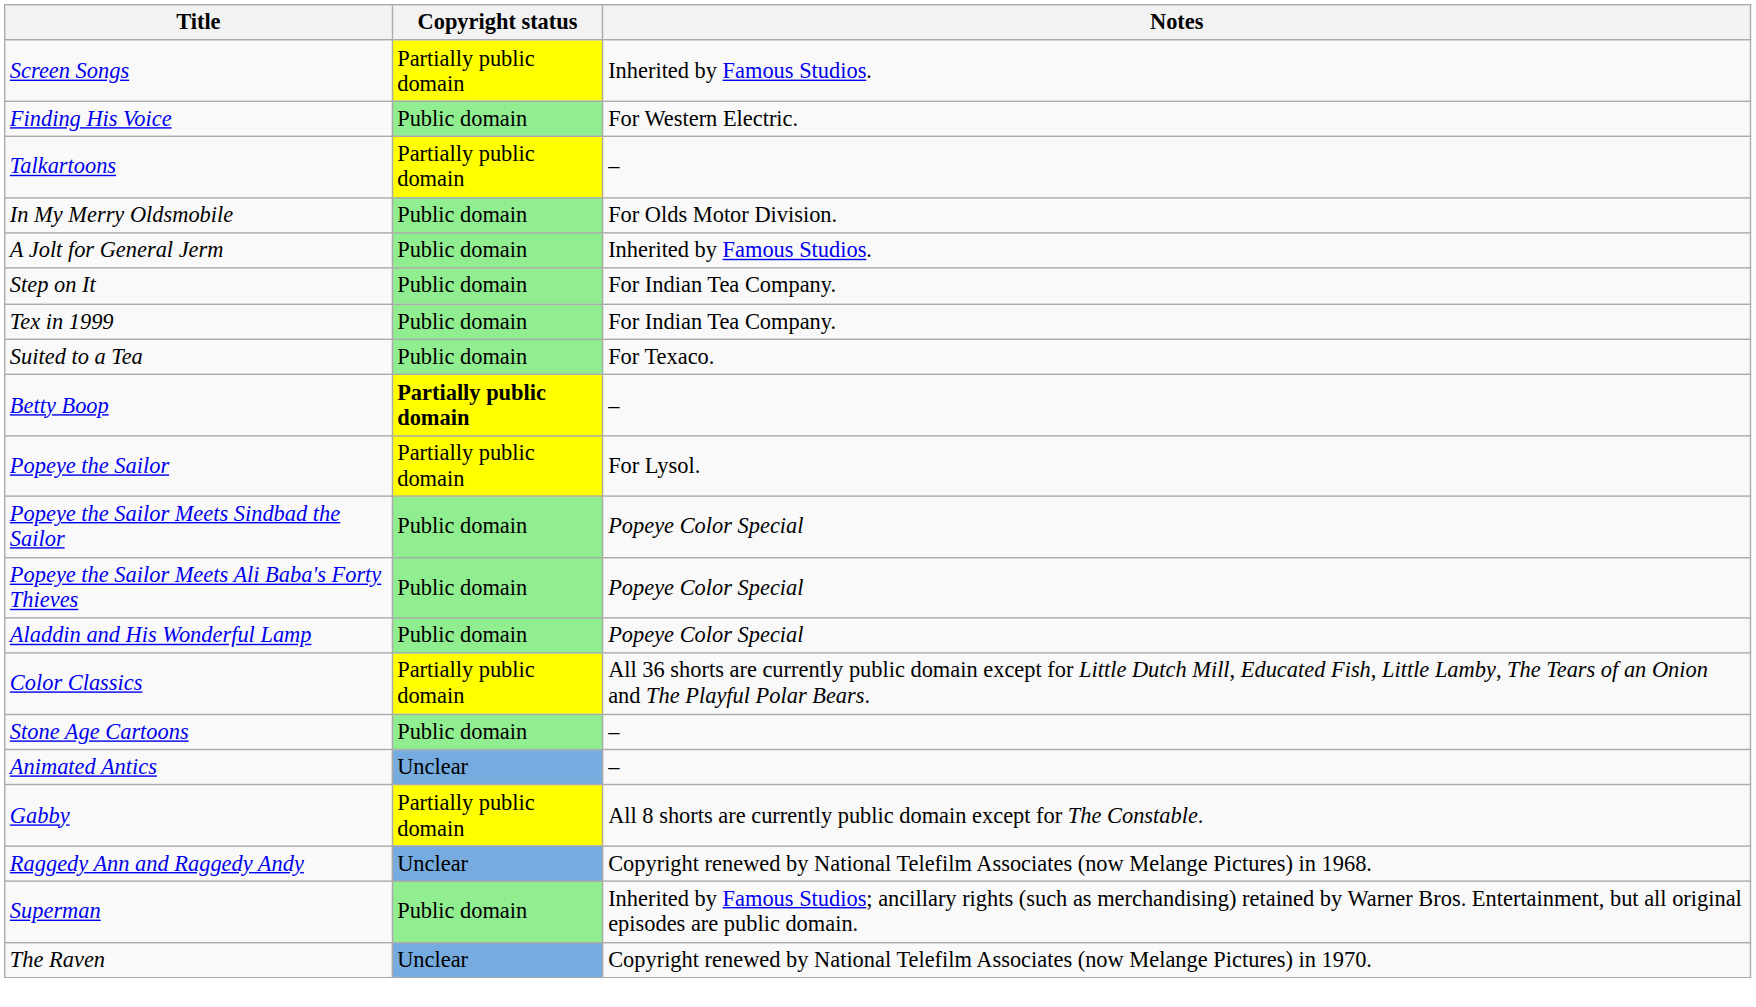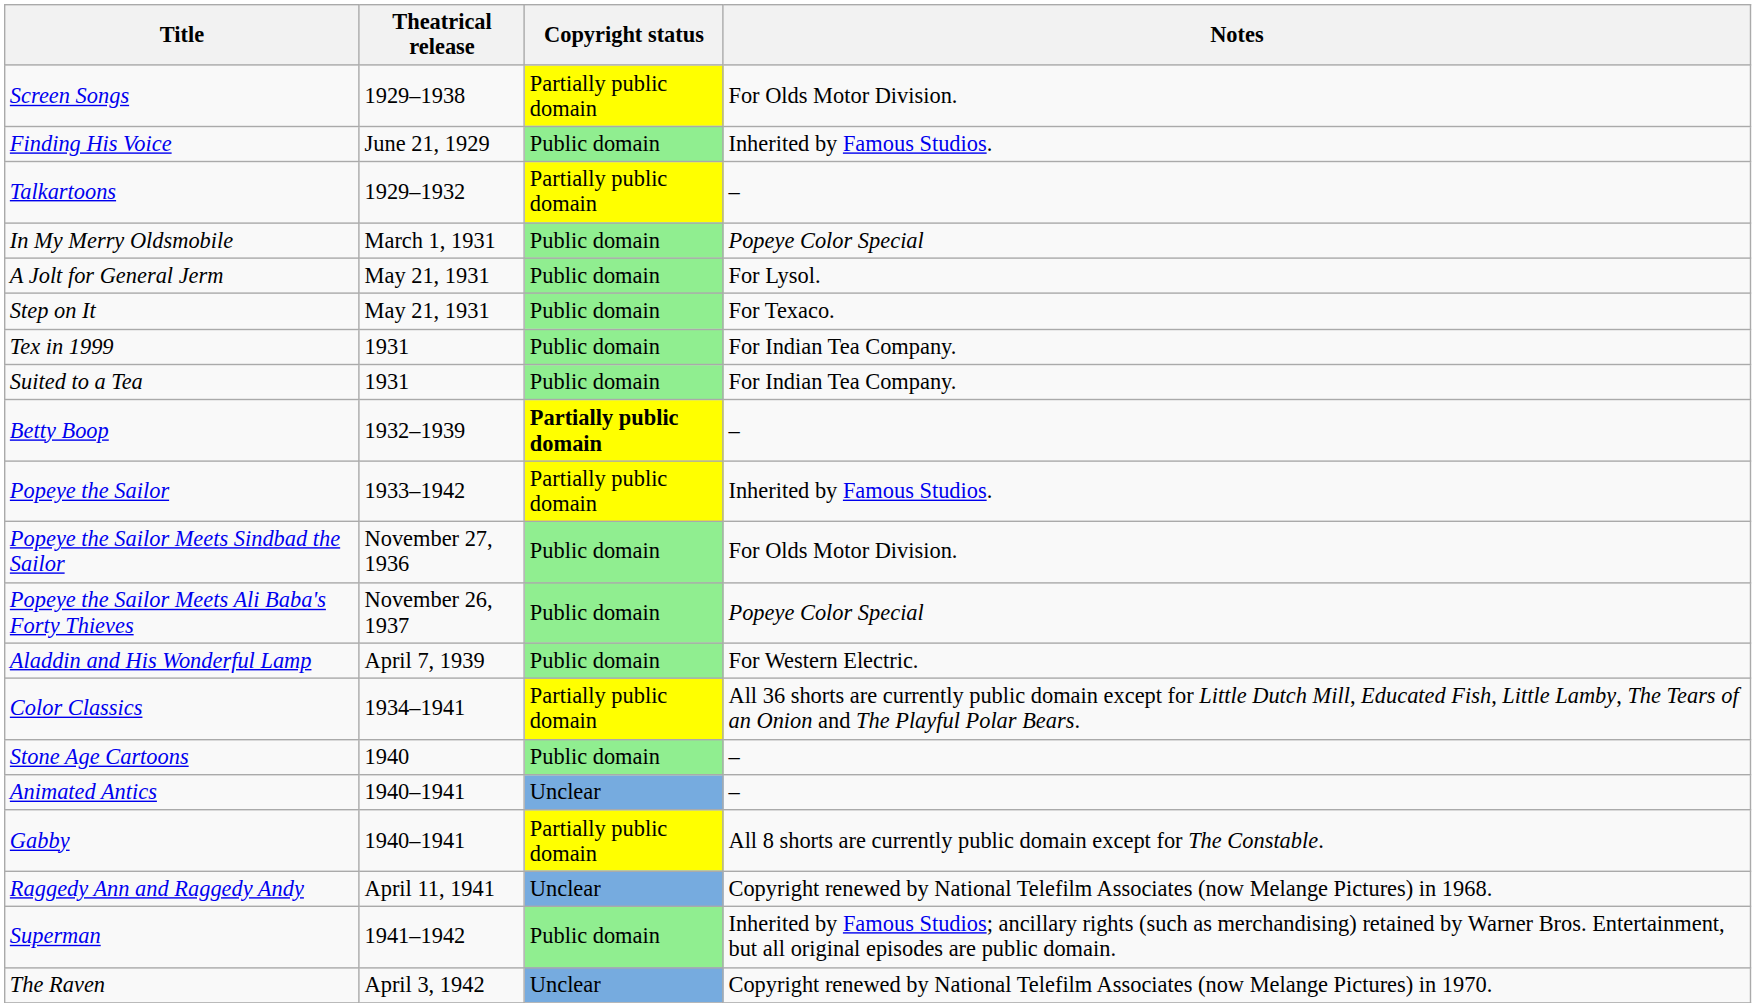+ column: (442, 34)
(740, 70) Inherited by Famous Studios. -> (843, 95) For Olds Motor Division.
(703, 118) For Western Electric. -> (860, 143) Inherited by Famous Studios.
(723, 214) For Olds Motor Division. -> (826, 239) Popeye Color Special
(740, 250) Inherited by Famous Studios. -> (775, 275) For Lysol.
(722, 285) For Indian Tea Company. -> (782, 311) For Texaco.
(661, 356) For Texaco. -> (842, 382) For Indian Tea Company.
(654, 465) For Lysol. -> (860, 490) Inherited by Famous Studios.
(706, 526) Popeye Color Special -> (843, 551) For Olds Motor Division.
(706, 635) Popeye Color Special -> (823, 660) For Western Electric.
